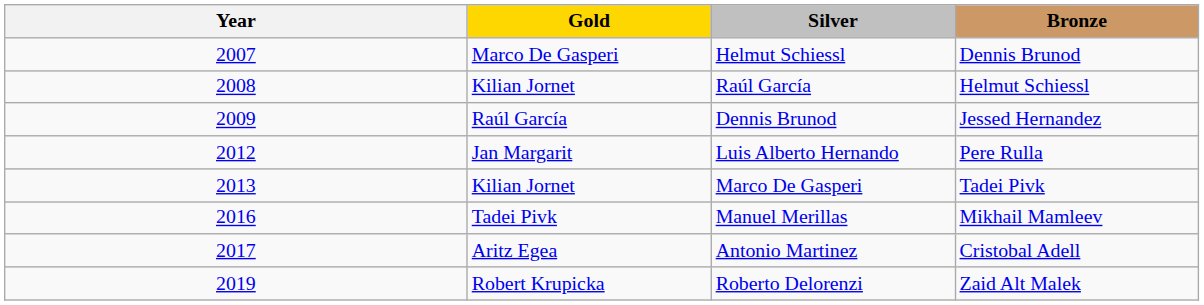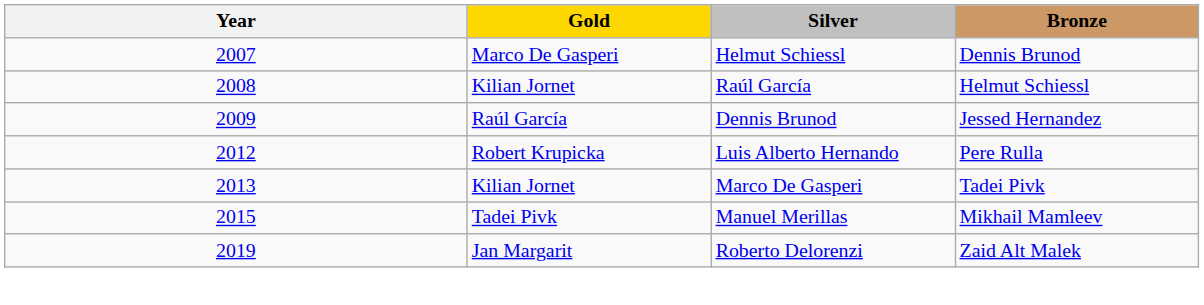(522, 152) Jan Margarit -> (538, 152) Robert Krupicka
(236, 217) 2016 -> (236, 217) 2015
- row: (787, 250)
(538, 283) Robert Krupicka -> (522, 250) Jan Margarit
